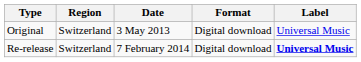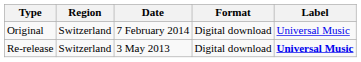(143, 30) 3 May 2013 -> (153, 30) 7 February 2014
(153, 48) 7 February 2014 -> (143, 48) 3 May 2013
